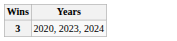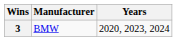+ column: (64, 12)
